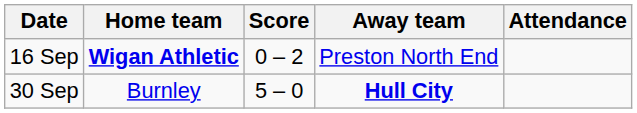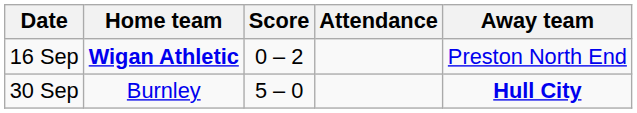columns swapped: (409, 21) <-> (568, 21)
